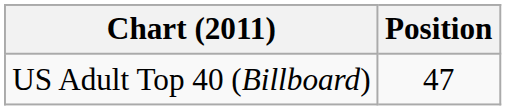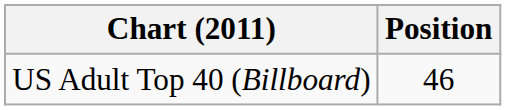(439, 78) 47 -> (439, 78) 46
